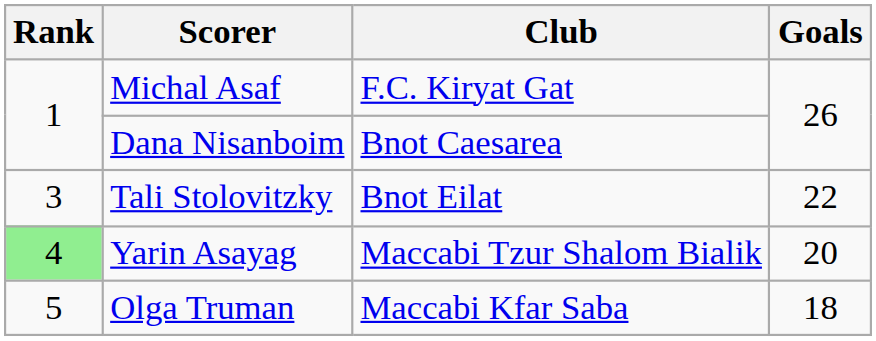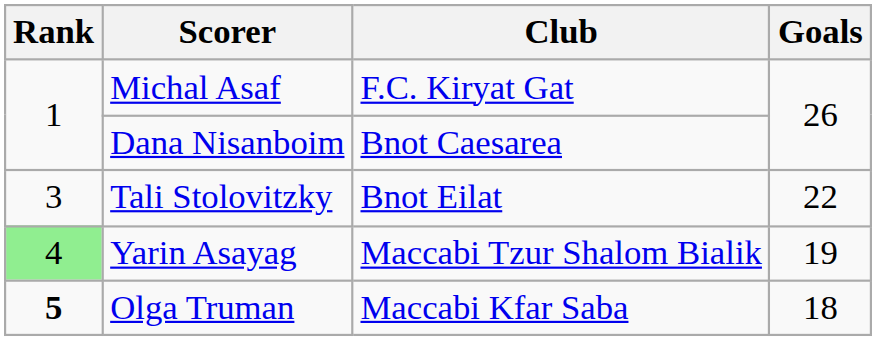(820, 252) 20 -> (820, 252) 19
(54, 307) normal -> (54, 307) bold
